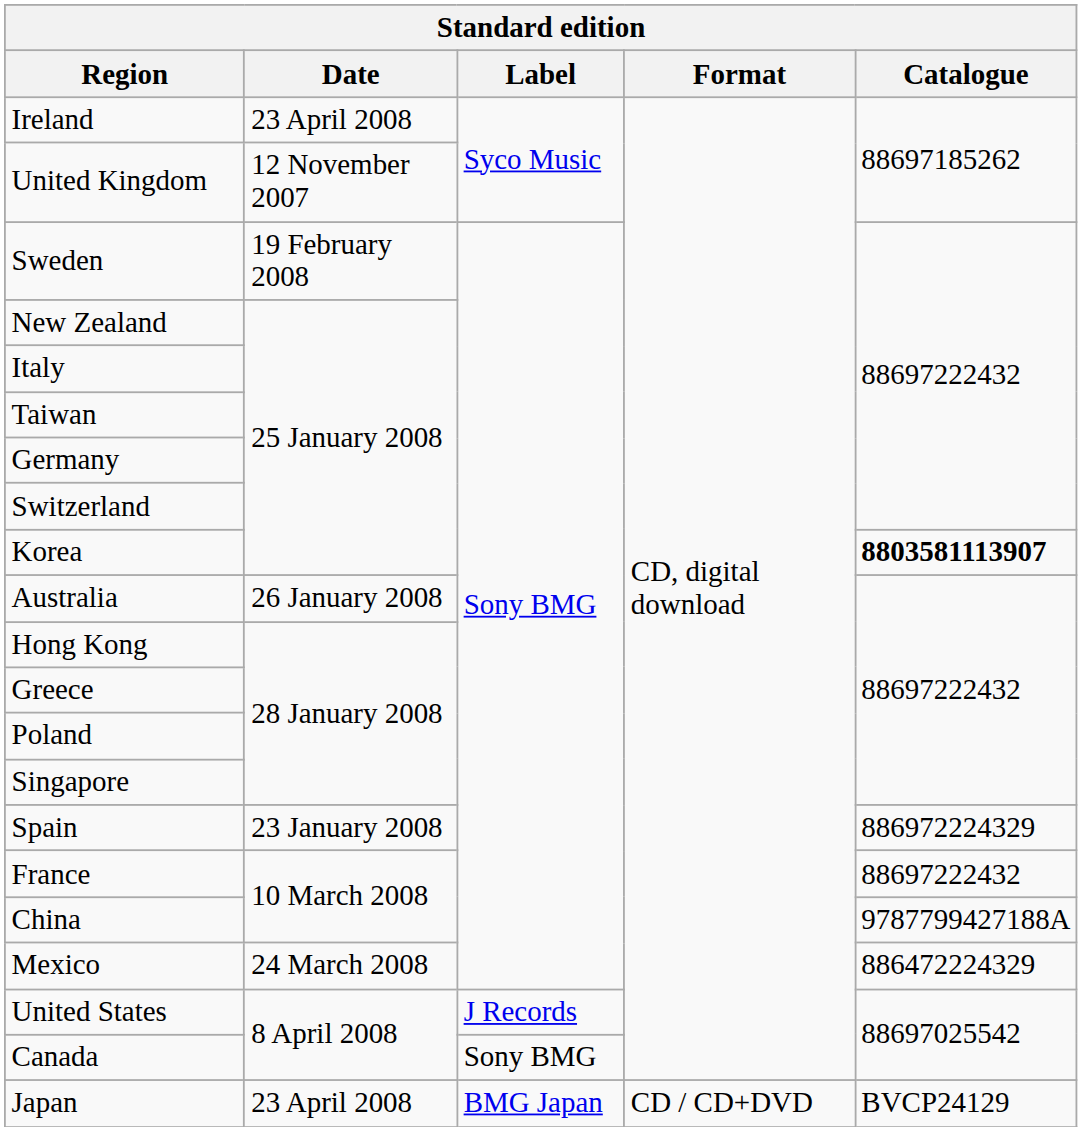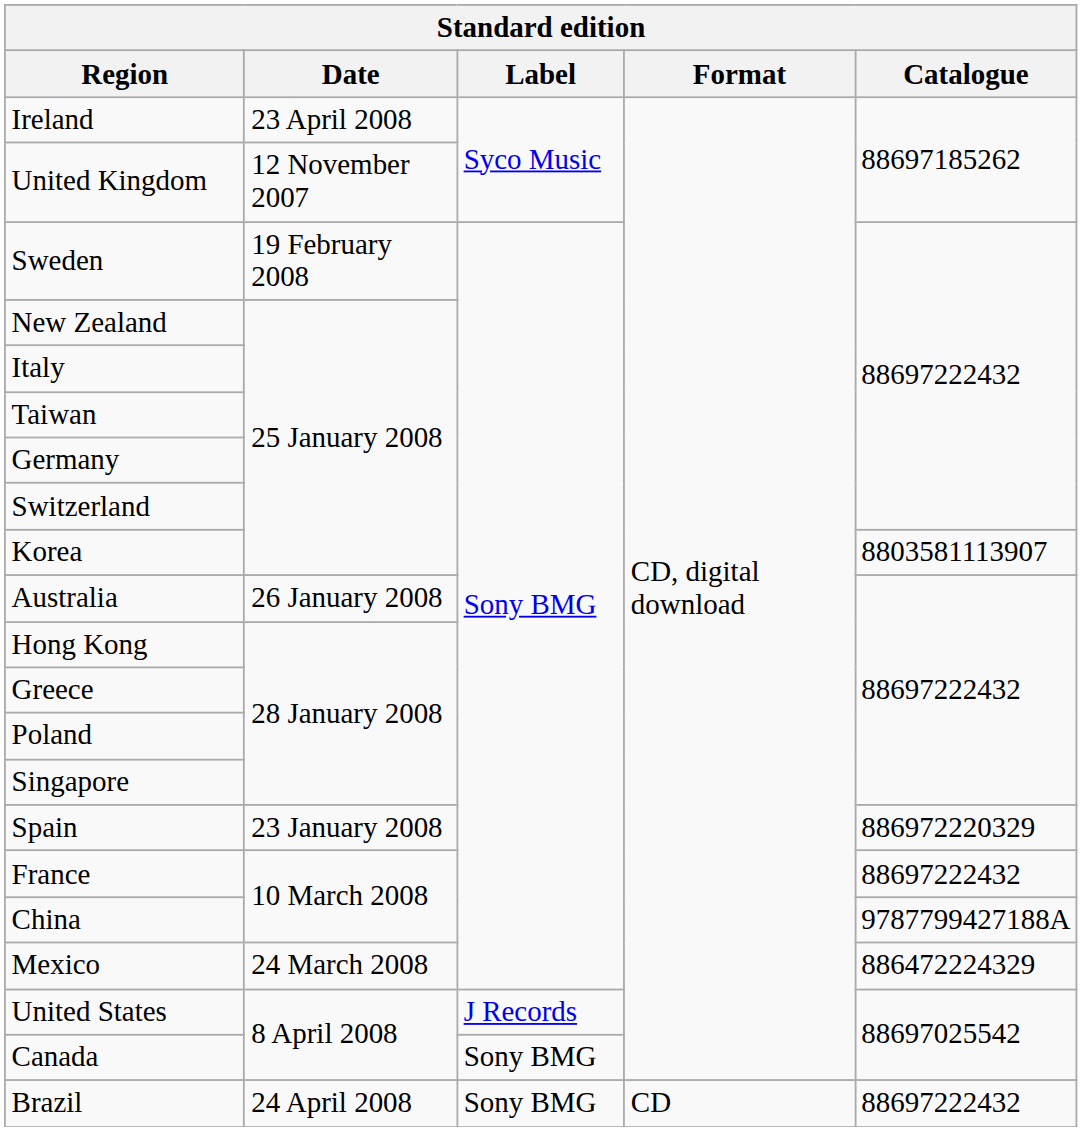(954, 551) bold -> (954, 551) normal
(948, 827) 886972224329 -> (948, 827) 886972220329
- row: (45, 1103)
+ row: (47, 1103)
